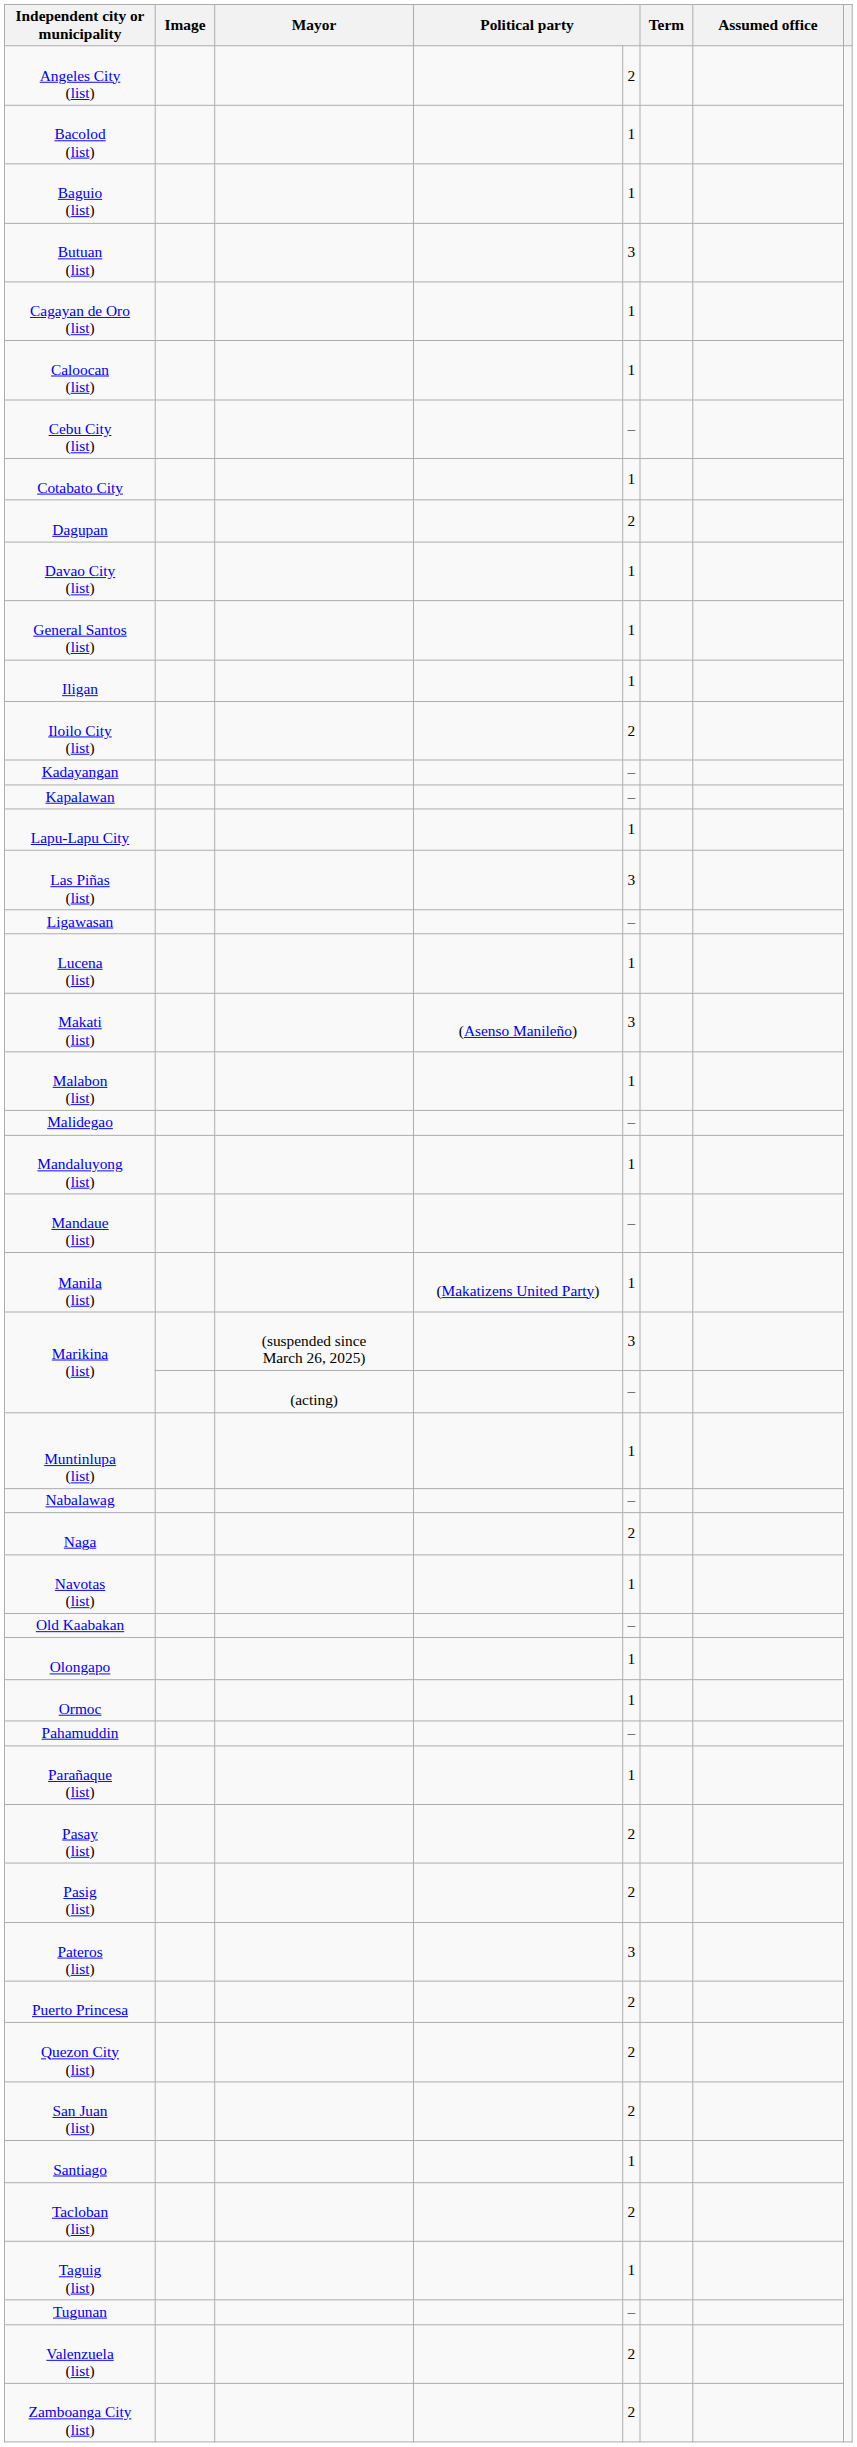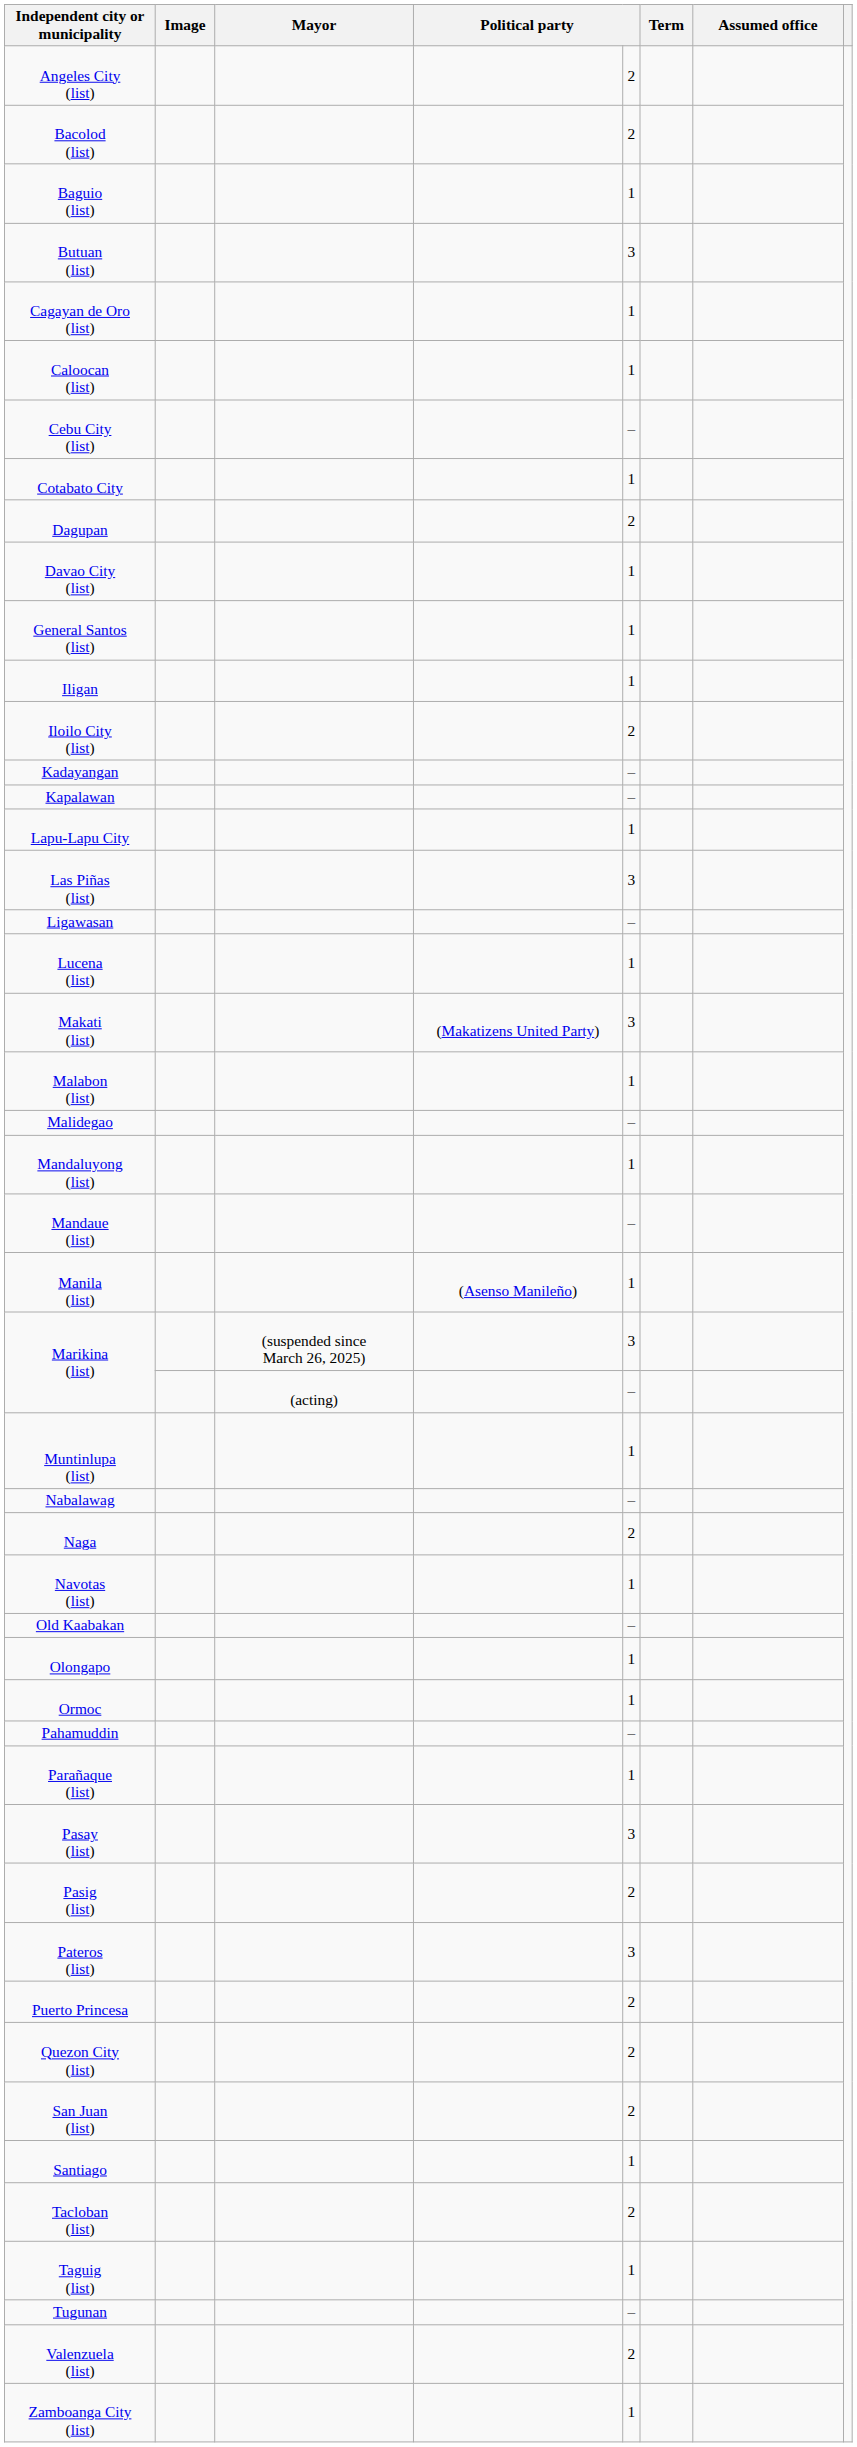(631, 134) 1 -> (631, 134) 2
(518, 1030) (Asenso Manileño) -> (518, 1030) (Makatizens United Party)
(518, 1290) (Makatizens United Party) -> (518, 1290) (Asenso Manileño)
(631, 1833) 2 -> (631, 1833) 3
(631, 2412) 2 -> (631, 2412) 1
